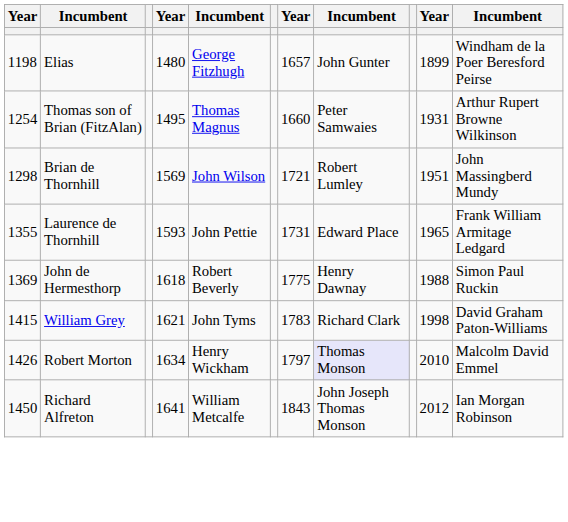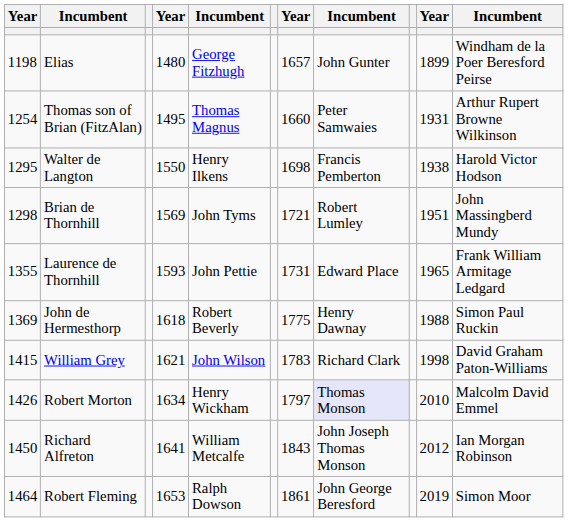+ row: (72, 167)
(229, 175) John Wilson -> (224, 215) John Tyms
(224, 320) John Tyms -> (229, 360) John Wilson
+ row: (90, 496)
